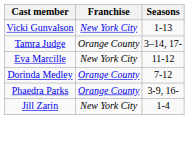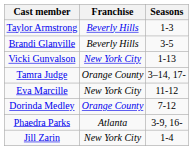+ row: (42, 28)
+ row: (42, 43)
(109, 91) Orange County -> (113, 122) Atlanta
